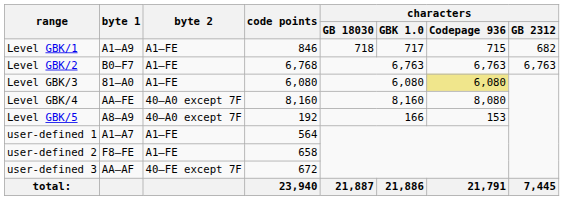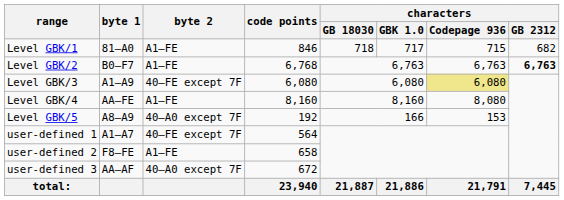(118, 48) A1–A9 -> (118, 48) 81–A0
(540, 65) normal -> (540, 65) bold
(118, 83) 81–A0 -> (118, 83) A1–A9
(162, 83) A1–FE -> (194, 83) 40–FE except 7F
(194, 100) 40–A0 except 7F -> (162, 100) A1–FE
(162, 135) A1–FE -> (194, 135) 40–FE except 7F
(194, 169) 40–FE except 7F -> (194, 169) 40–A0 except 7F
